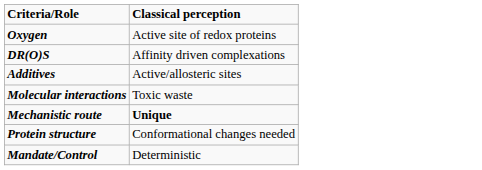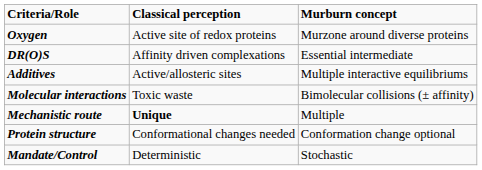+ column: (349, 14)
